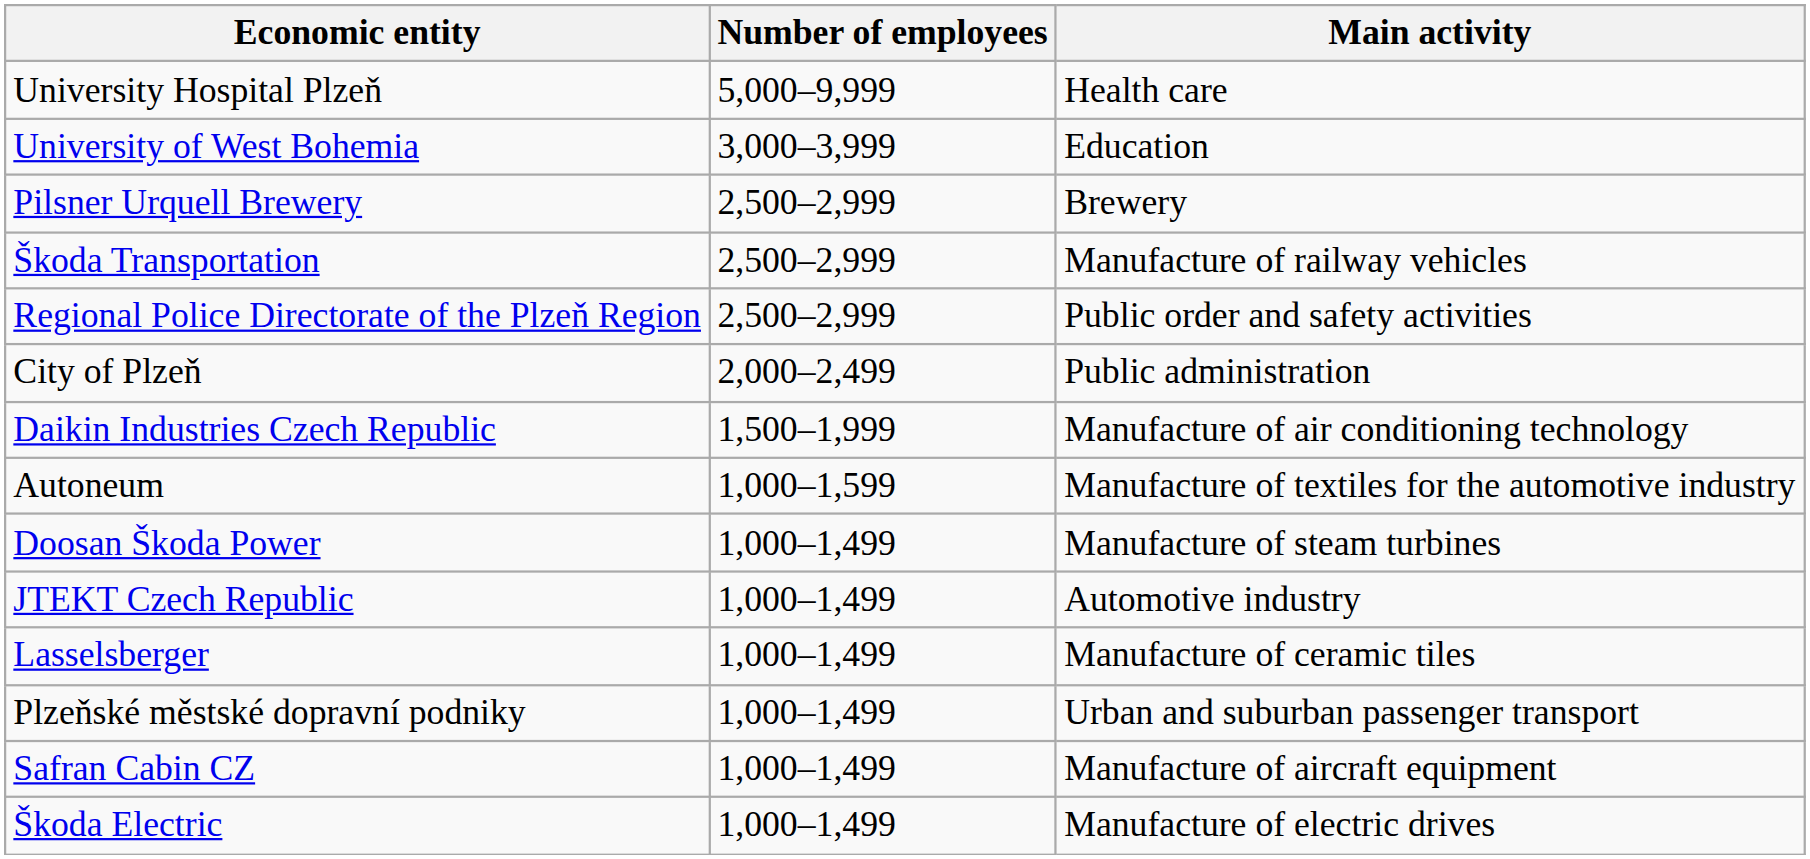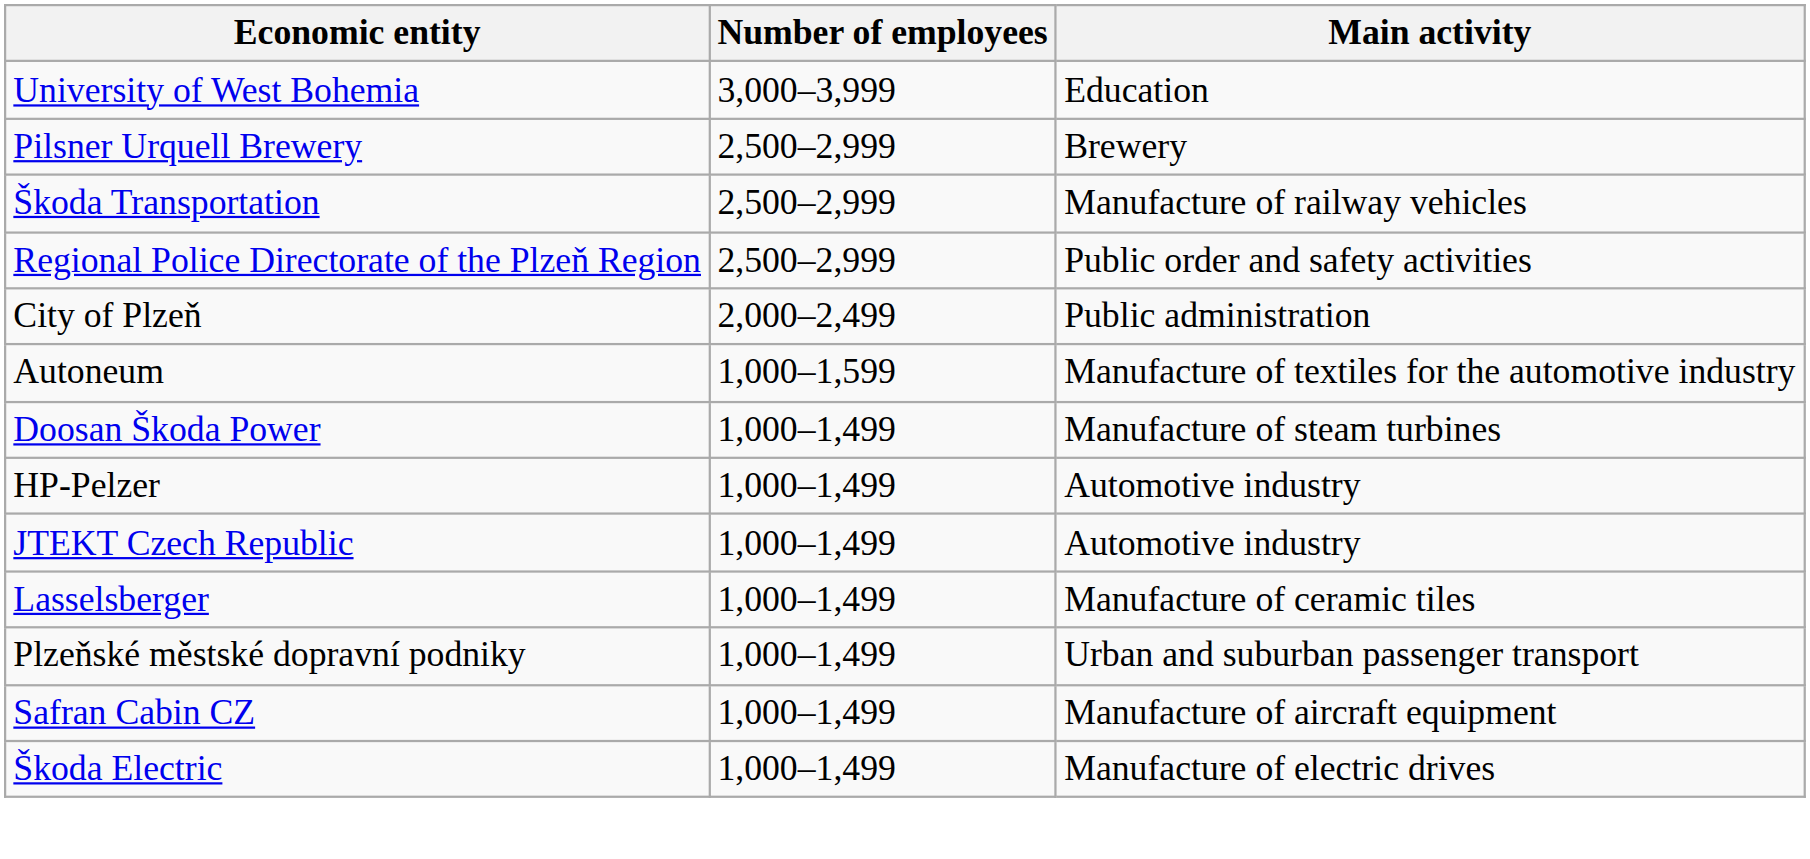- row: (198, 89)
- row: (255, 428)
+ row: (87, 485)
